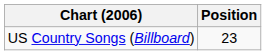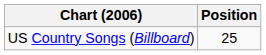(229, 38) 23 -> (229, 38) 25
